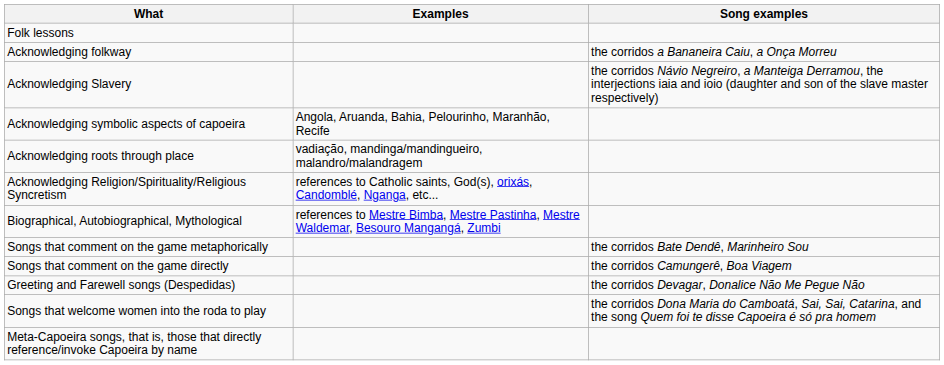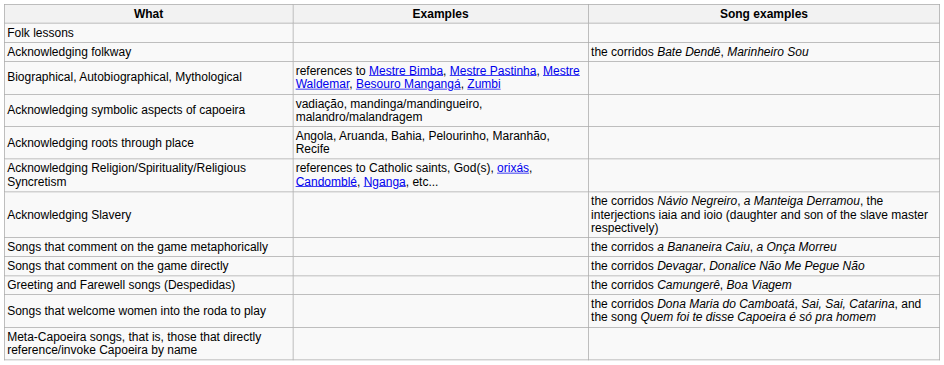(714, 52) the corridos a Bananeira Caiu, a Onça Morreu -> (700, 52) the corridos Bate Dendê, Marinheiro Sou
rows swapped: (69, 84) <-> (125, 221)
(423, 123) Angola, Aruanda, Bahia, Pelourinho, Maranhão, Recife -> (389, 110) vadiação, mandinga/mandingueiro, malandro/malandragem
(389, 156) vadiação, mandinga/mandingueiro, malandro/malandragem -> (423, 142) Angola, Aruanda, Bahia, Pelourinho, Maranhão, Recife
(700, 247) the corridos Bate Dendê, Marinheiro Sou -> (714, 247) the corridos a Bananeira Caiu, a Onça Morreu
(691, 266) the corridos Camungerê, Boa Viagem -> (728, 266) the corridos Devagar, Donalice Não Me Pegue Não
(728, 285) the corridos Devagar, Donalice Não Me Pegue Não -> (691, 285) the corridos Camungerê, Boa Viagem
